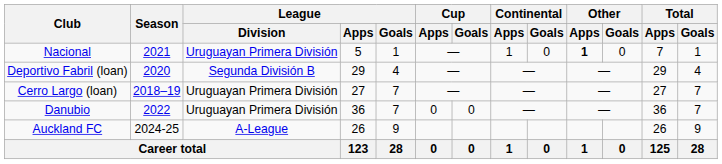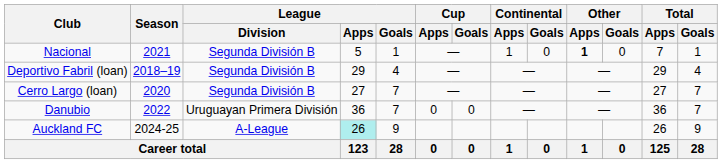(262, 52) Uruguayan Primera División -> (262, 52) Segunda División B
(157, 71) 2020 -> (157, 71) 2018–19
(157, 91) 2018–19 -> (157, 91) 2020
(262, 91) Uruguayan Primera División -> (262, 91) Segunda División B
(358, 129) no background -> (358, 129) paleturquoise background
